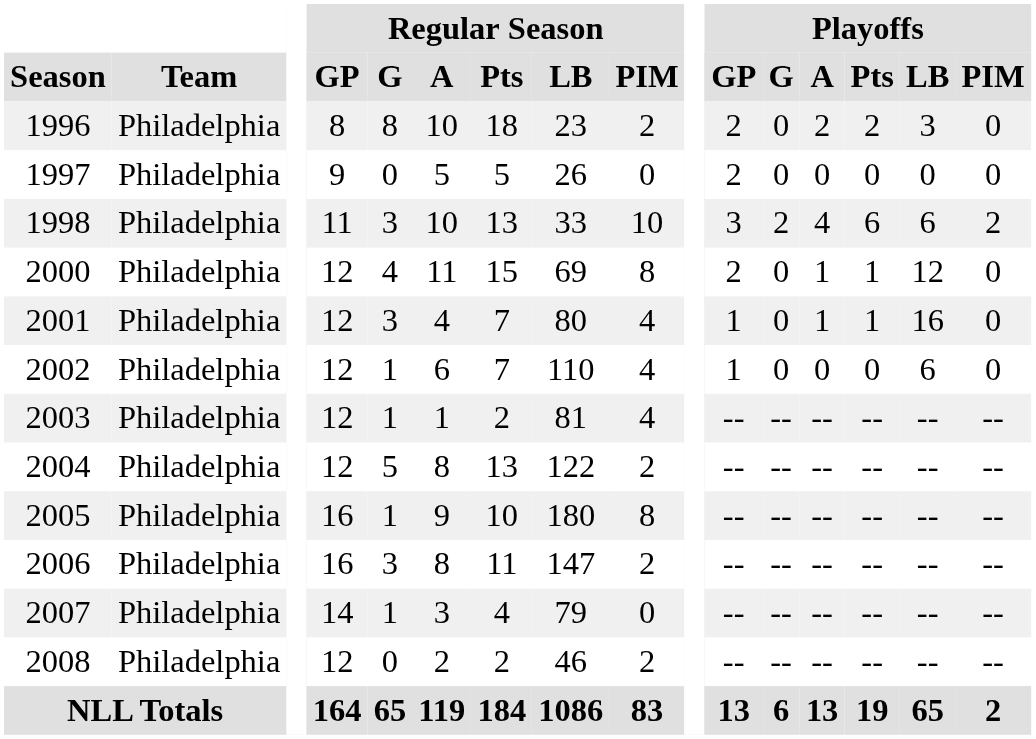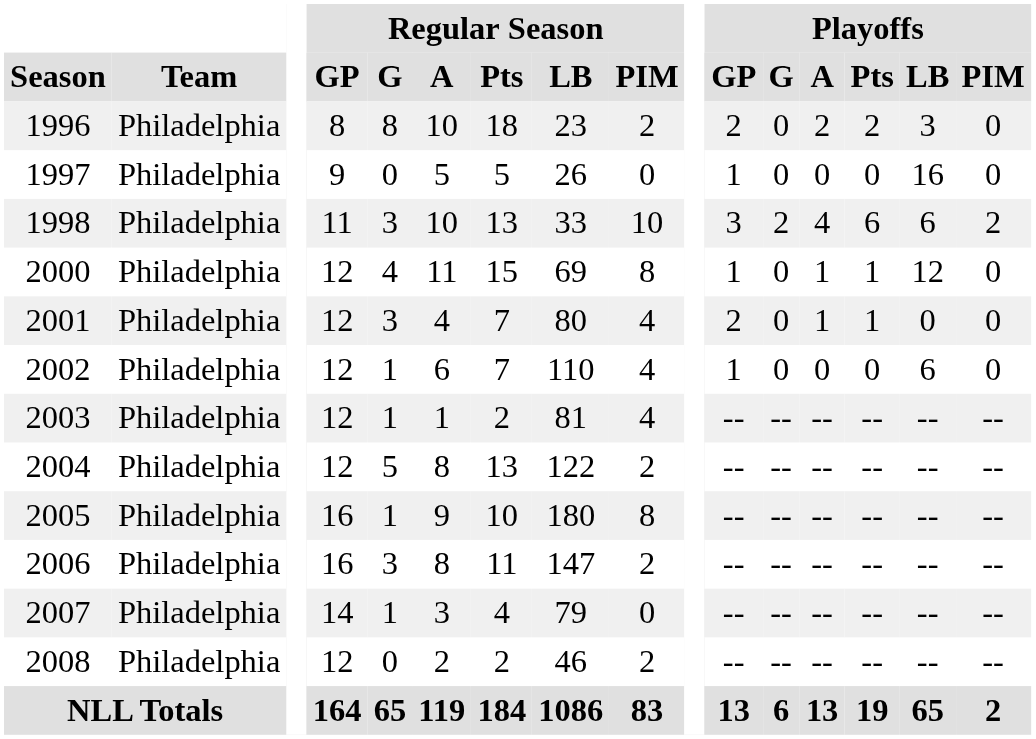(734, 174) 2 -> (734, 174) 1
(928, 174) 0 -> (928, 174) 16
(734, 271) 2 -> (734, 271) 1
(734, 320) 1 -> (734, 320) 2
(928, 320) 16 -> (928, 320) 0
